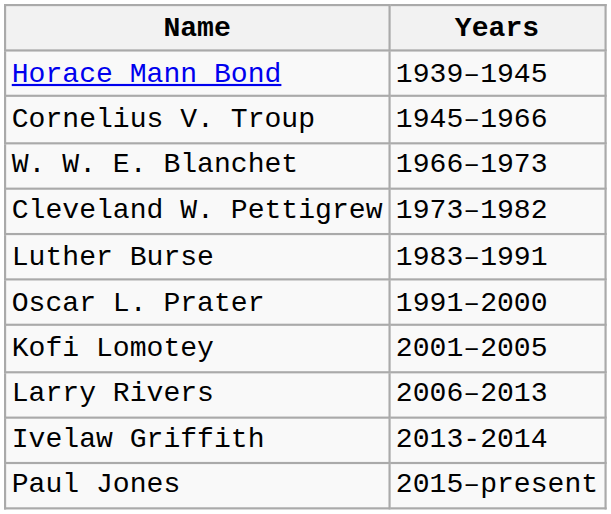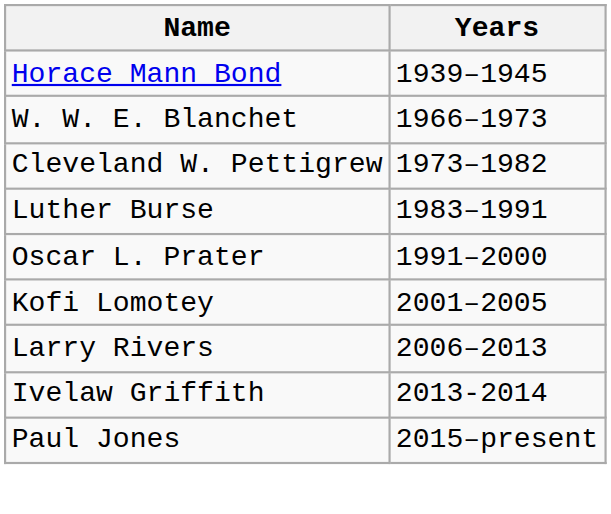- row: (163, 119)
